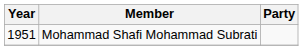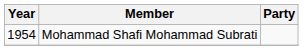(22, 34) 1951 -> (22, 34) 1954
